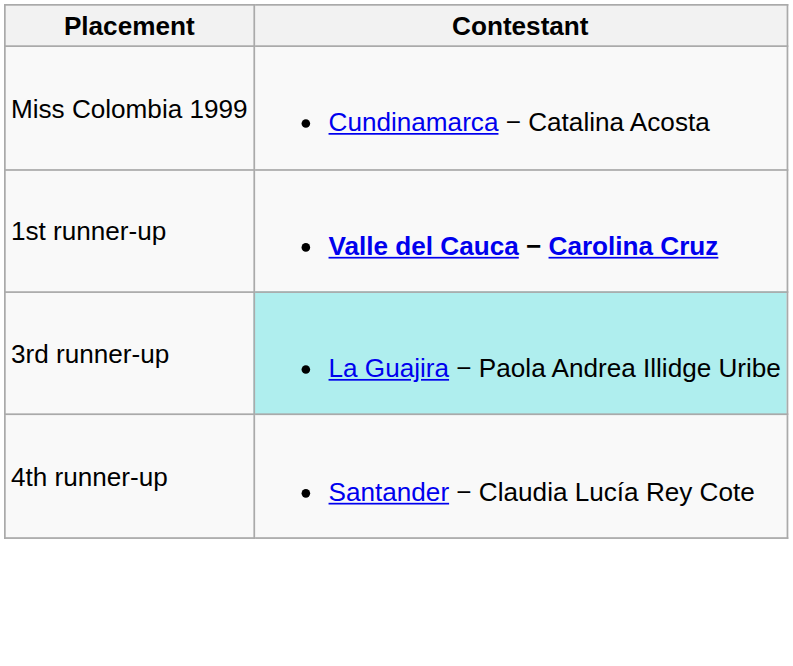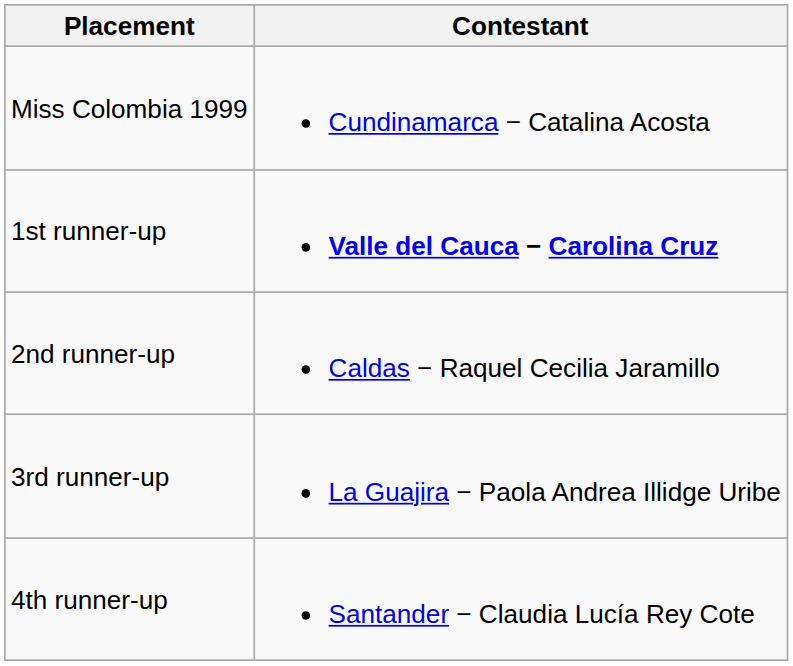+ row: (93, 354)
(520, 368) paleturquoise background -> (520, 491) no background
